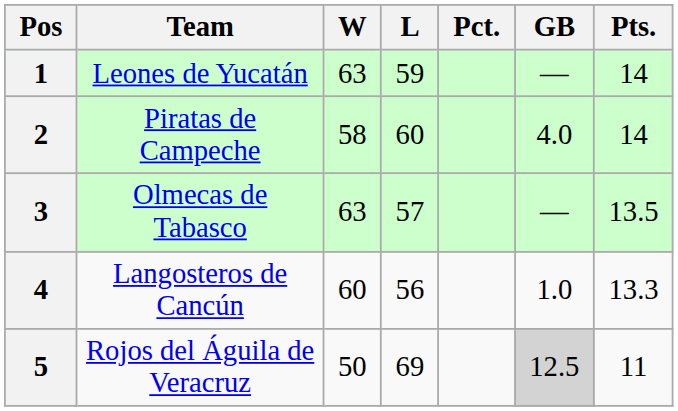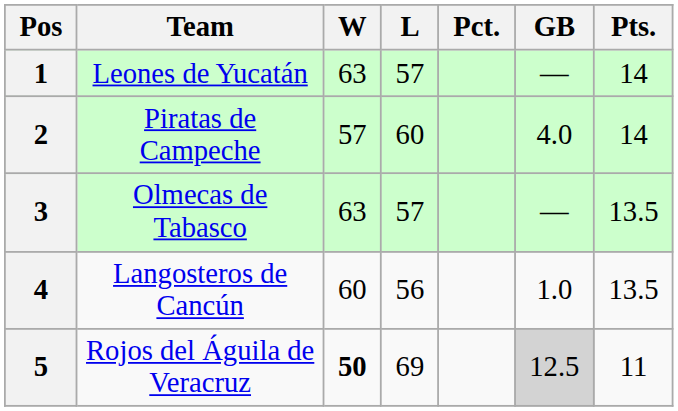(410, 72) 59 -> (410, 72) 57
(352, 134) 58 -> (352, 134) 57
(634, 289) 13.3 -> (634, 289) 13.5
(352, 367) normal -> (352, 367) bold
